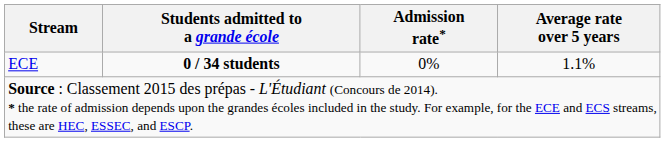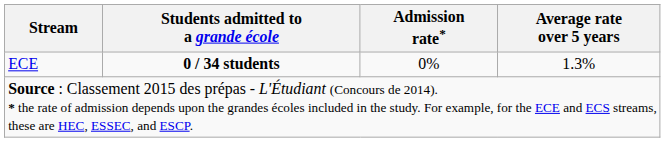(579, 64) 1.1% -> (579, 64) 1.3%
